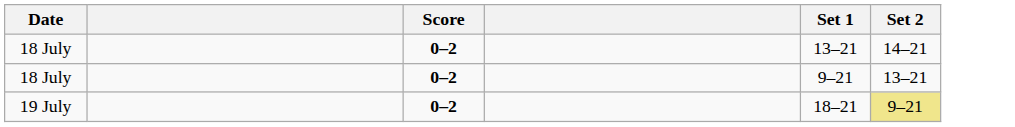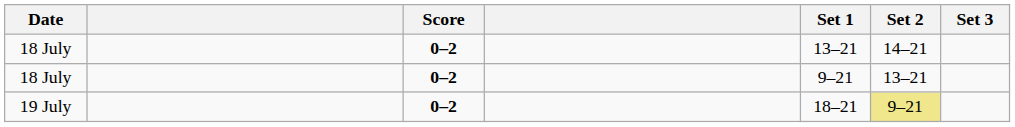+ column: (975, 19)
